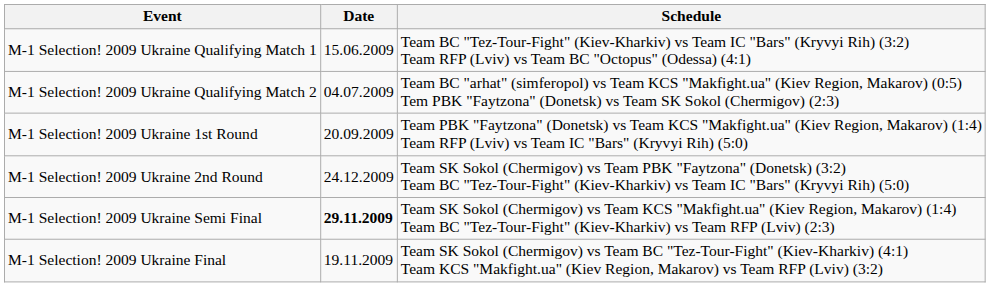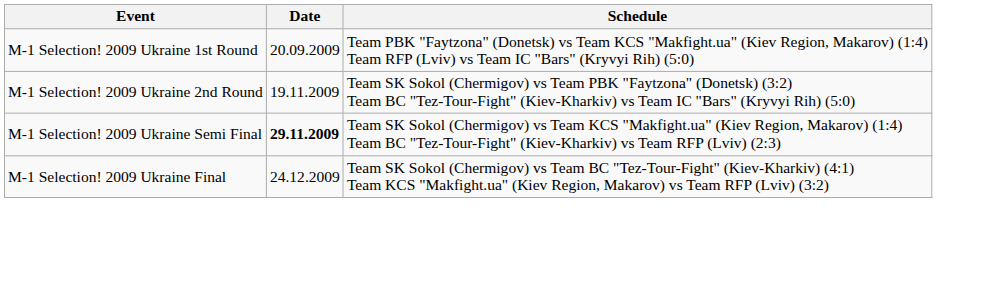- row: (162, 50)
- row: (162, 92)
(359, 176) 24.12.2009 -> (305, 92) 19.11.2009
(358, 260) 19.11.2009 -> (305, 176) 24.12.2009
